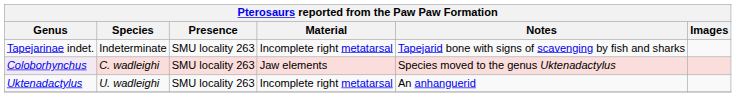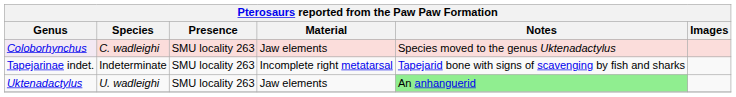rows swapped: (47, 65) <-> (50, 48)
(326, 83) Incomplete right metatarsal -> (293, 83) Jaw elements
(437, 83) no background -> (437, 83) lightgreen background
